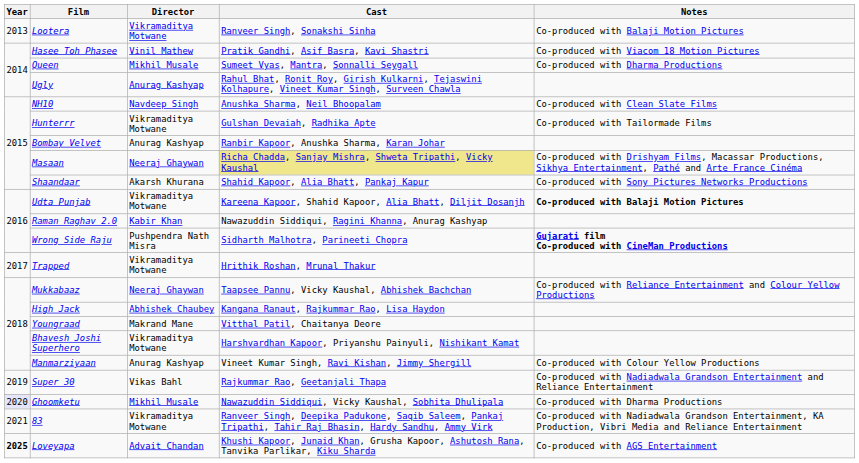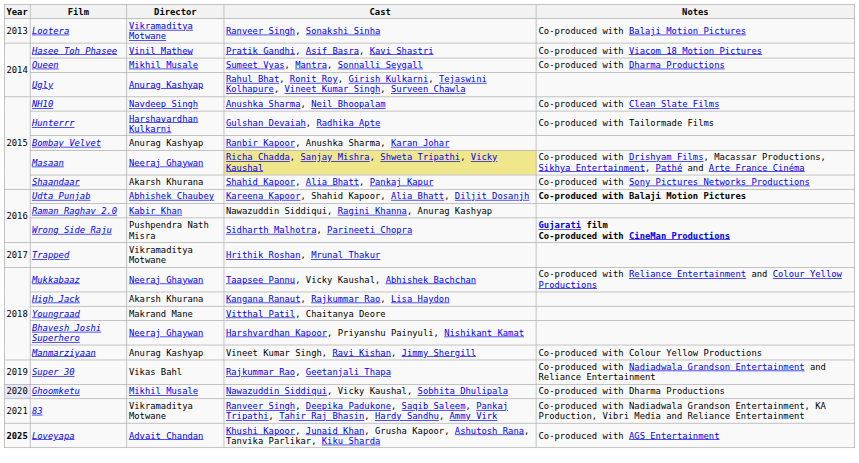(161, 123) Vikramaditya Motwane -> (164, 123) Harshavardhan Kulkarni
(161, 202) Vikramaditya Motwane -> (172, 196) Abhishek Chaubey
(172, 309) Abhishek Chaubey -> (166, 299) Akarsh Khurana
(161, 343) Vikramaditya Motwane -> (166, 333) Neeraj Ghaywan
